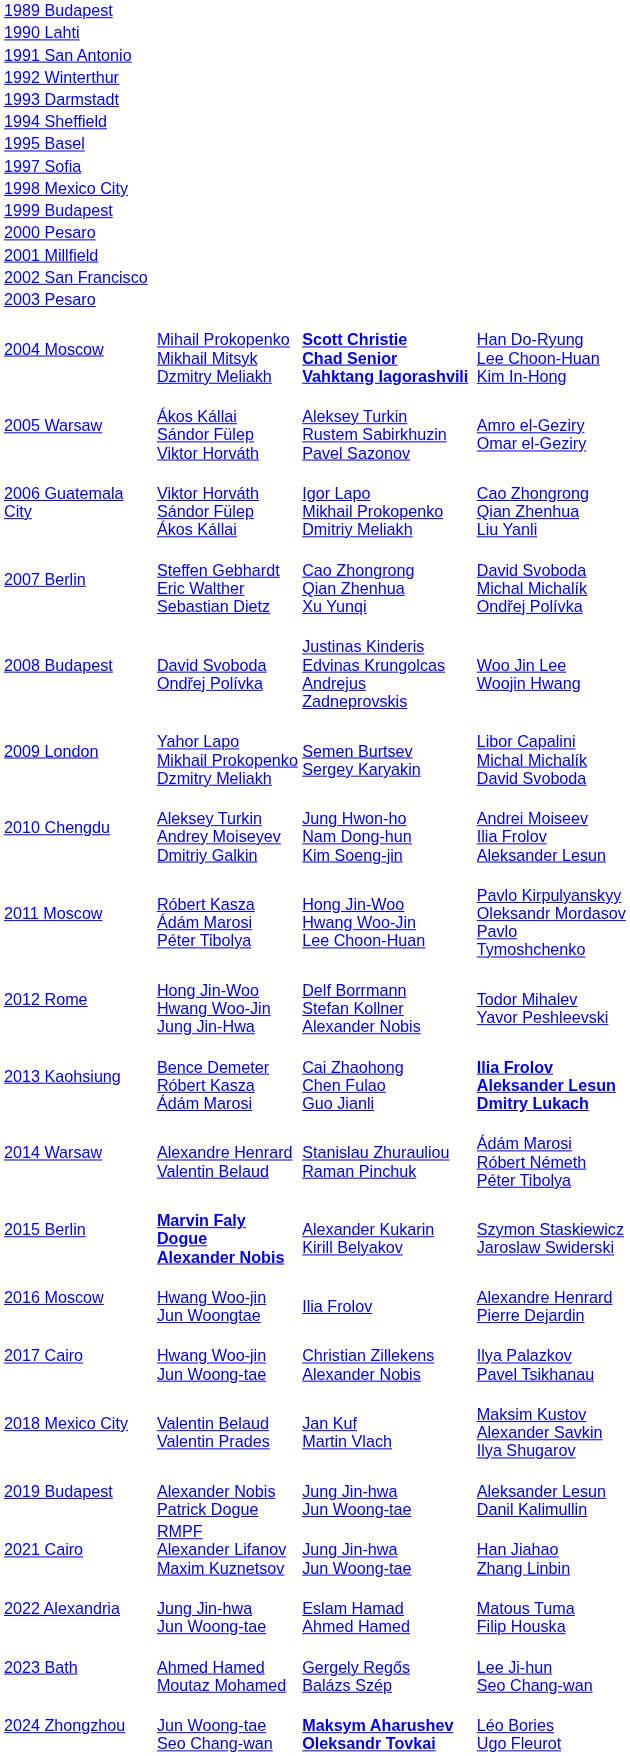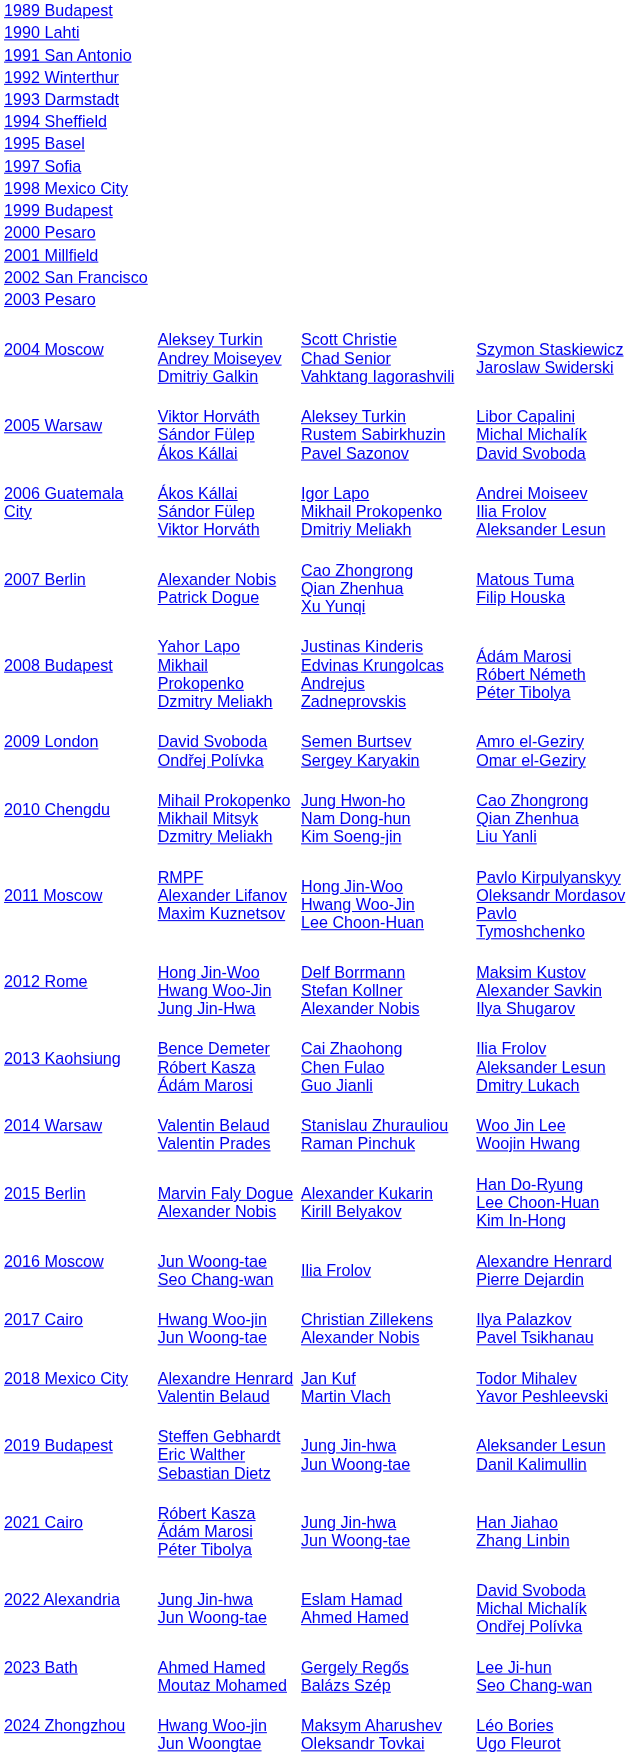(223, 358) Mihail Prokopenko Mikhail Mitsyk Dzmitry Meliakh -> (220, 358) Aleksey Turkin Andrey Moiseyev Dmitriy Galkin
(385, 358) bold -> (378, 358) normal
(538, 358) Han Do-Ryung Lee Choon-Huan Kim In-Hong -> (550, 358) Szymon Staskiewicz Jaroslaw Swiderski
(208, 435) Ákos Kállai Sándor Fülep Viktor Horváth -> (209, 435) Viktor Horváth Sándor Fülep Ákos Kállai
(531, 435) Amro el-Geziry Omar el-Geziry -> (531, 435) Libor Capalini Michal Michalík David Svoboda
(208, 512) Viktor Horváth Sándor Fülep Ákos Kállai -> (209, 512) Ákos Kállai Sándor Fülep Viktor Horváth
(533, 512) Cao Zhongrong Qian Zhenhua Liu Yanli -> (541, 512) Andrei Moiseev Ilia Frolov Aleksander Lesun
(218, 588) Steffen Gebhardt Eric Walther Sebastian Dietz -> (217, 588) Alexander Nobis Patrick Dogue
(532, 588) David Svoboda Michal Michalík Ondřej Polívka -> (525, 588) Matous Tuma Filip Houska
(212, 674) David Svoboda Ondřej Polívka -> (215, 674) Yahor Lapo Mikhail Prokopenko Dzmitry Meliakh
(529, 674) Woo Jin Lee Woojin Hwang -> (531, 674) Ádám Marosi Róbert Németh Péter Tibolya
(227, 760) Yahor Lapo Mikhail Prokopenko Dzmitry Meliakh -> (212, 751) David Svoboda Ondřej Polívka
(532, 760) Libor Capalini Michal Michalík David Svoboda -> (531, 751) Amro el-Geziry Omar el-Geziry
(219, 837) Aleksey Turkin Andrey Moiseyev Dmitriy Galkin -> (224, 819) Mihail Prokopenko Mikhail Mitsyk Dzmitry Meliakh
(541, 837) Andrei Moiseev Ilia Frolov Aleksander Lesun -> (532, 819) Cao Zhongrong Qian Zhenhua Liu Yanli
(206, 923) Róbert Kasza Ádám Marosi Péter Tibolya -> (222, 895) RMPF Alexander Lifanov Maxim Kuznetsov
(543, 1008) Todor Mihalev Yavor Peshleevski -> (539, 990) Maksim Kustov Alexander Savkin Ilya Shugarov
(546, 1085) bold -> (541, 1067) normal
(225, 1162) Alexandre Henrard Valentin Belaud -> (214, 1135) Valentin Belaud Valentin Prades
(532, 1162) Ádám Marosi Róbert Németh Péter Tibolya -> (528, 1135) Woo Jin Lee Woojin Hwang
(221, 1239) bold -> (225, 1202) normal
(550, 1239) Szymon Staskiewicz Jaroslaw Swiderski -> (538, 1202) Han Do-Ryung Lee Choon-Huan Kim In-Hong
(212, 1306) Hwang Woo-jin Jun Woongtae -> (216, 1270) Jun Woong-tae Seo Chang-wan
(213, 1433) Valentin Belaud Valentin Prades -> (225, 1387) Alexandre Henrard Valentin Belaud
(540, 1433) Maksim Kustov Alexander Savkin Ilya Shugarov -> (542, 1387) Todor Mihalev Yavor Peshleevski
(216, 1500) Alexander Nobis Patrick Dogue -> (219, 1455) Steffen Gebhardt Eric Walther Sebastian Dietz
(222, 1550) RMPF Alexander Lifanov Maxim Kuznetsov -> (207, 1532) Róbert Kasza Ádám Marosi Péter Tibolya
(526, 1618) Matous Tuma Filip Houska -> (531, 1608) David Svoboda Michal Michalík Ondřej Polívka
(215, 1735) Jun Woong-tae Seo Chang-wan -> (212, 1735) Hwang Woo-jin Jun Woongtae
(378, 1735) bold -> (372, 1735) normal
